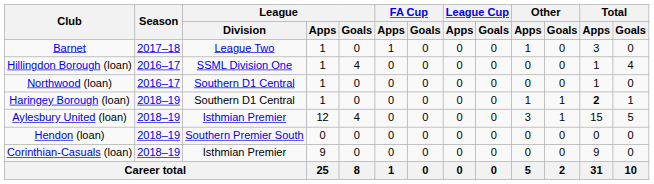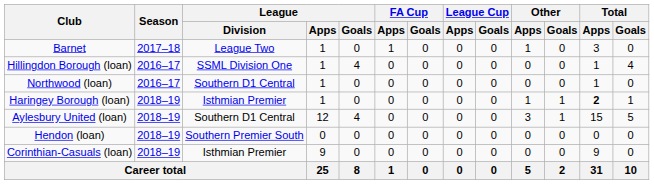(244, 100) Southern D1 Central -> (244, 100) Isthmian Premier
(244, 118) Isthmian Premier -> (244, 118) Southern D1 Central
